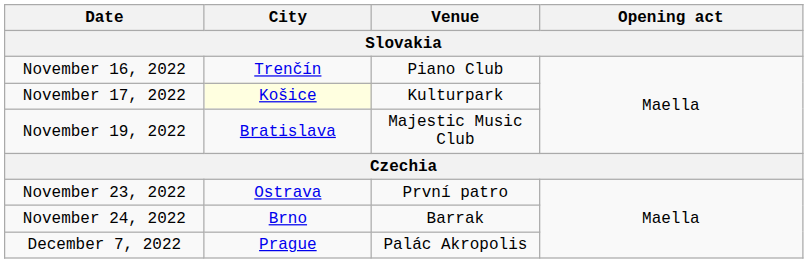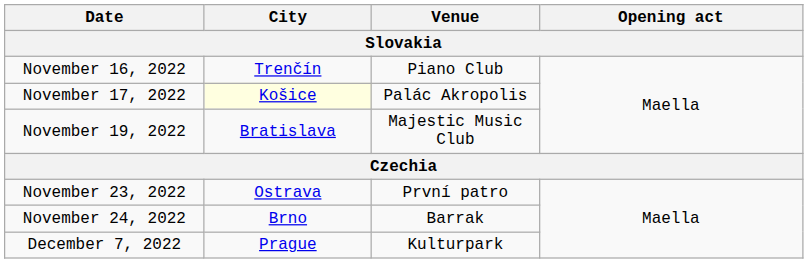(455, 96) Kulturpark -> (455, 96) Palác Akropolis
(455, 245) Palác Akropolis -> (455, 245) Kulturpark
